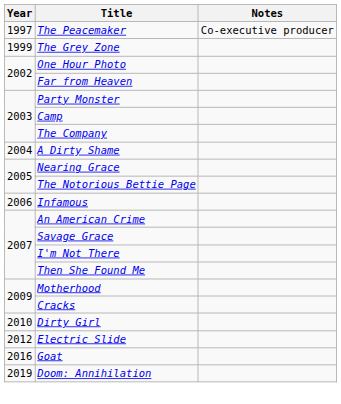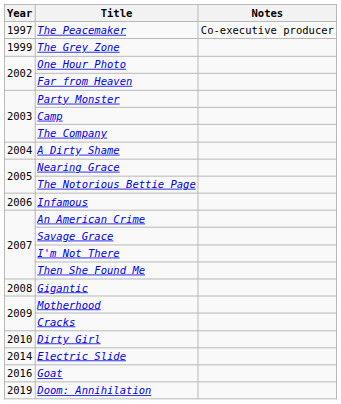+ row: (63, 288)
(20, 339) 2012 -> (20, 356) 2014
